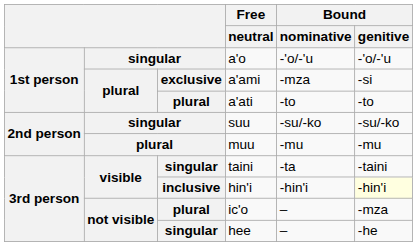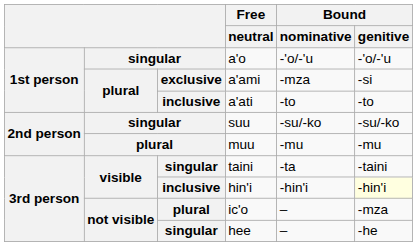(191, 101) plural -> (191, 101) inclusive
